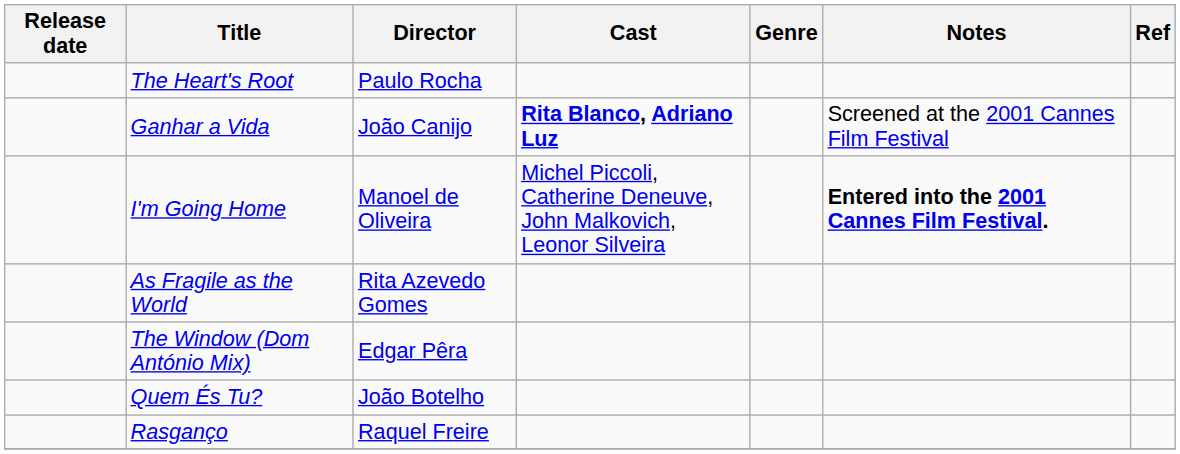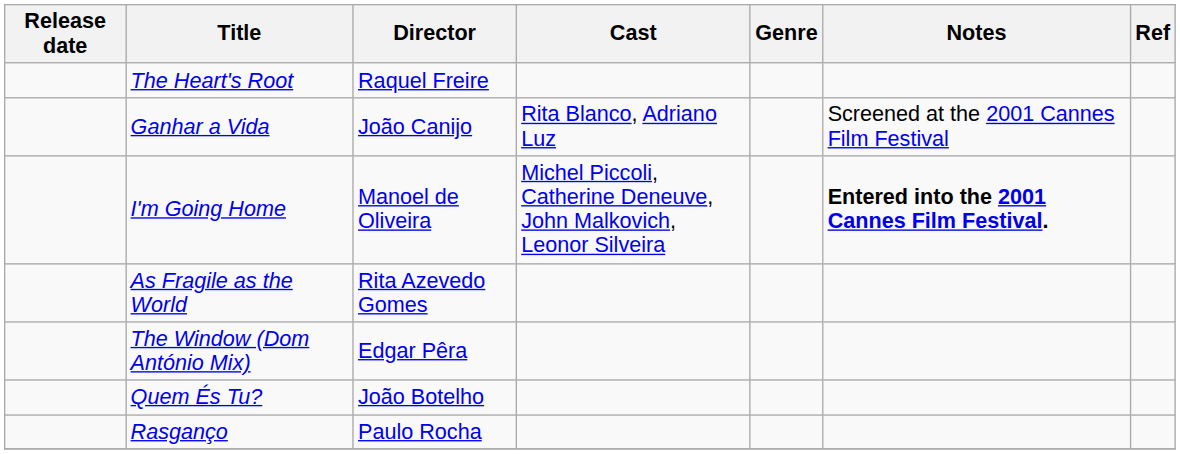(420, 80) Paulo Rocha -> (423, 80) Raquel Freire
(627, 126) bold -> (619, 126) normal
(423, 431) Raquel Freire -> (420, 431) Paulo Rocha
